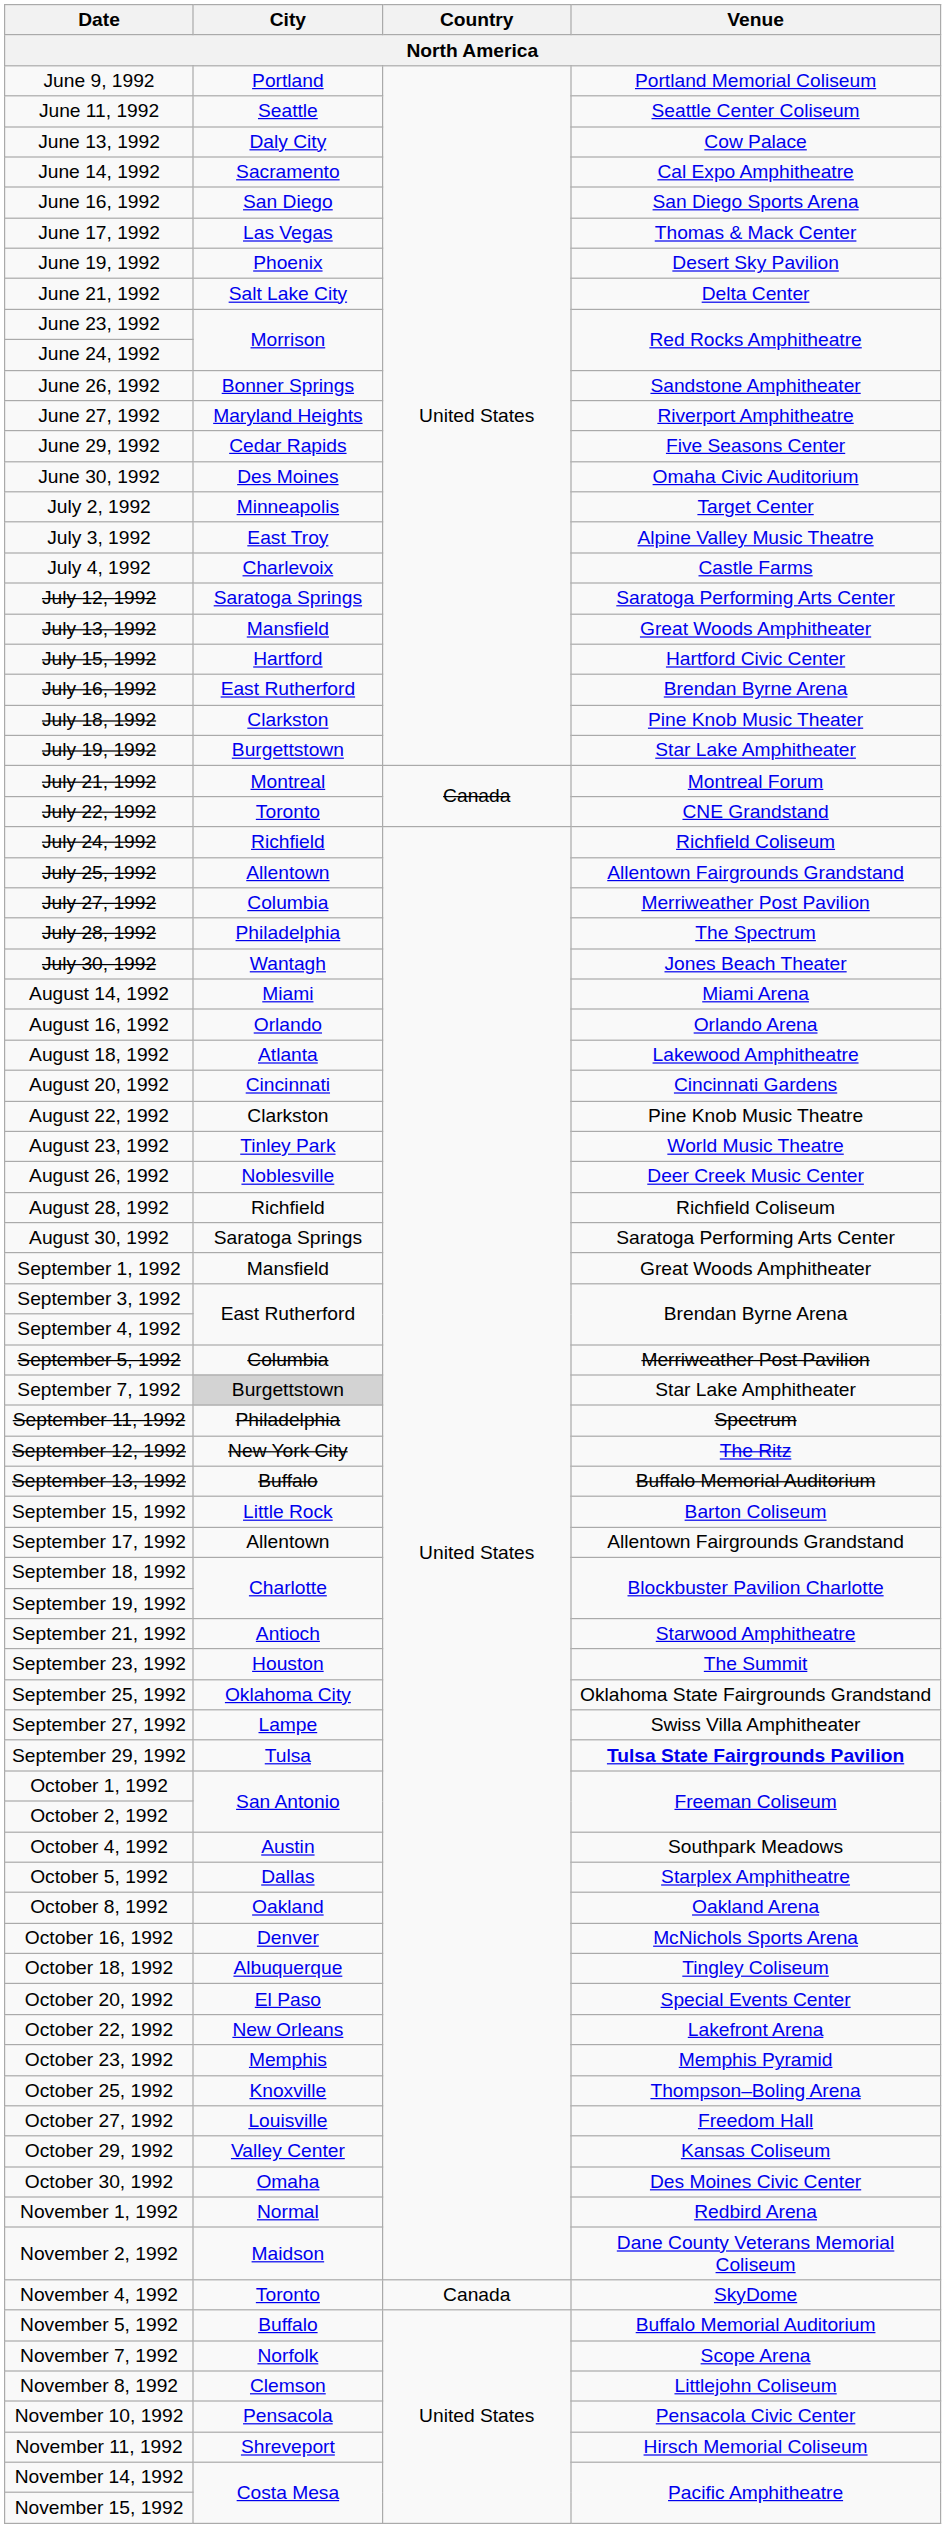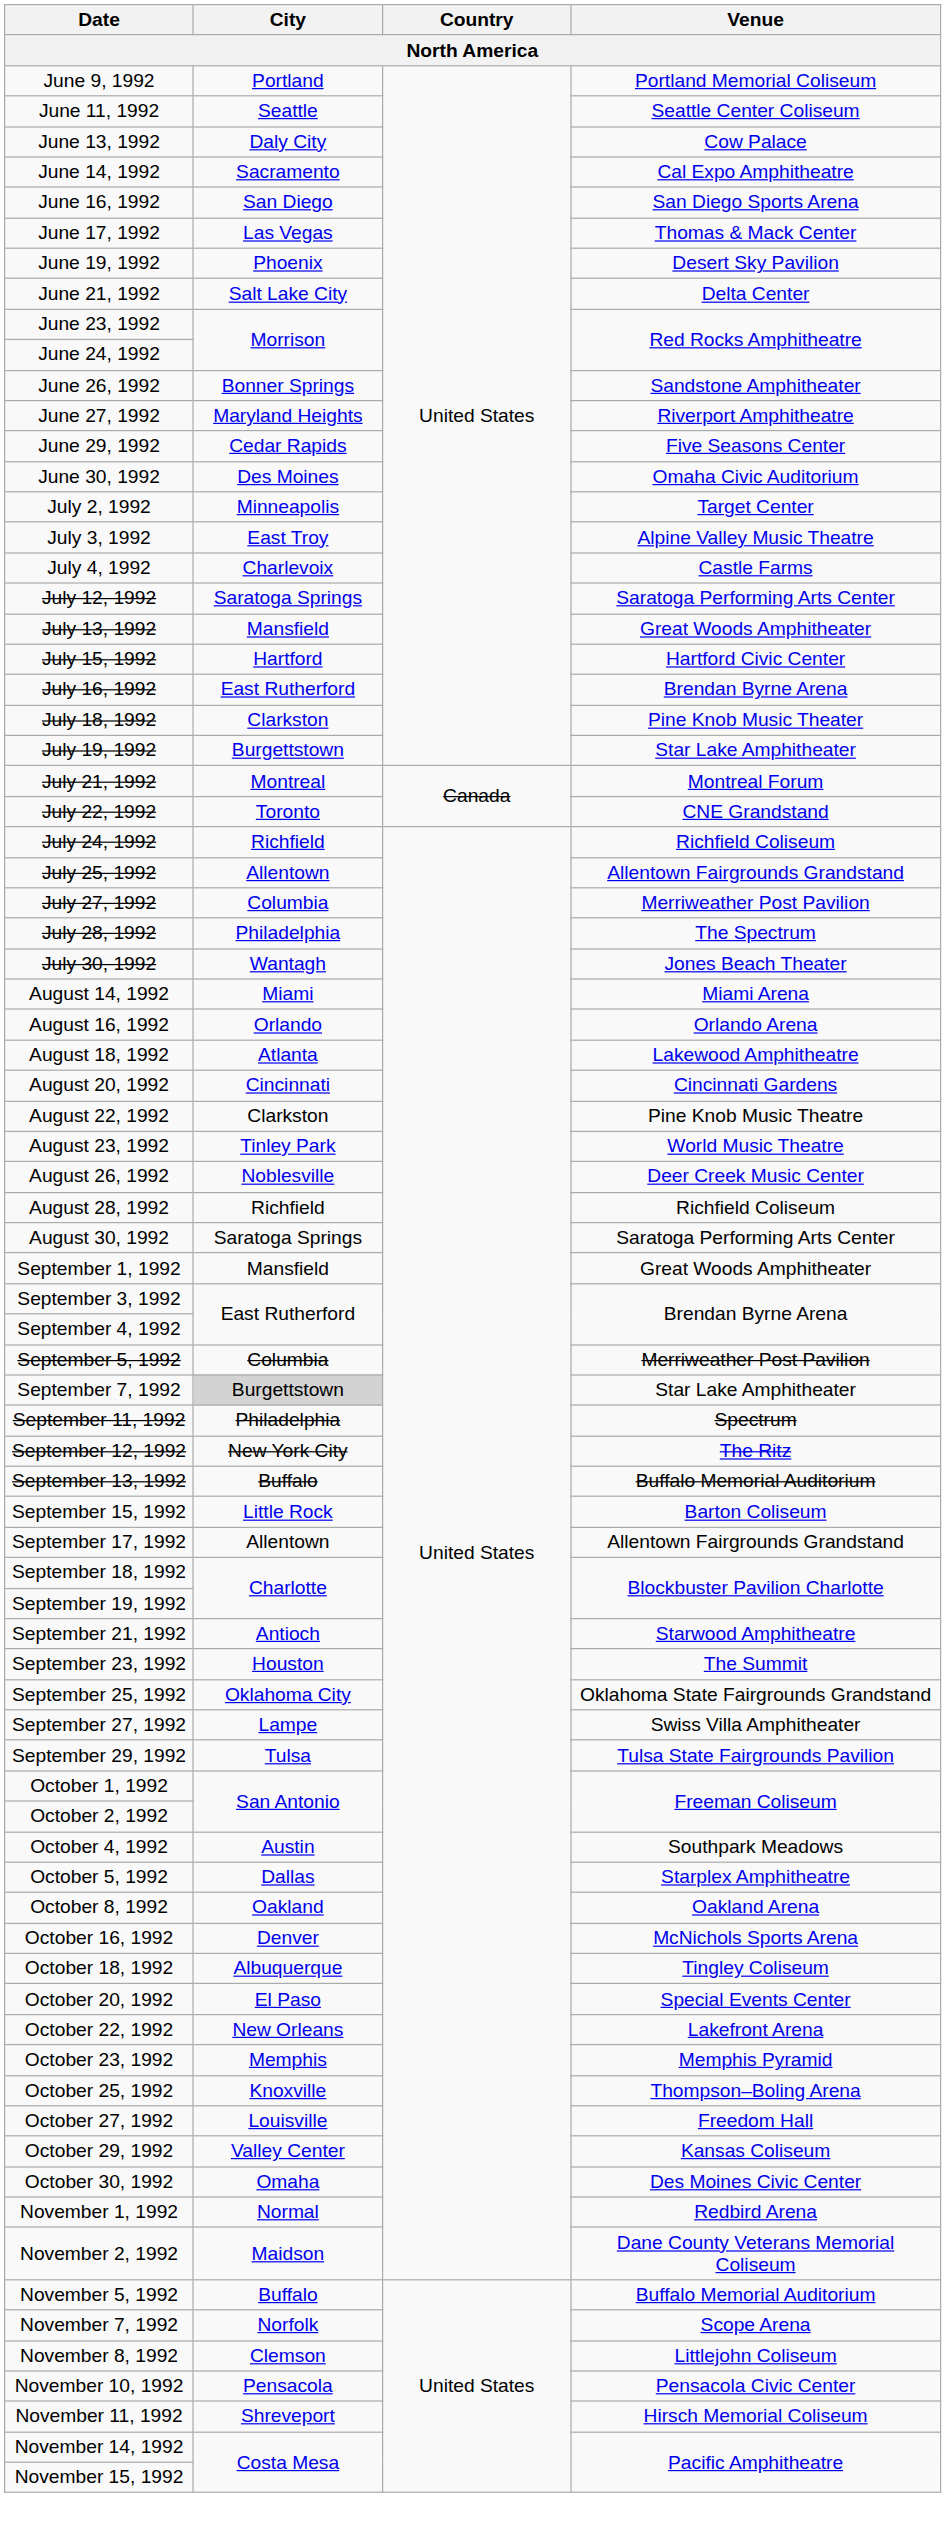(756, 1755) bold -> (756, 1755) normal
- row: (99, 2294)
